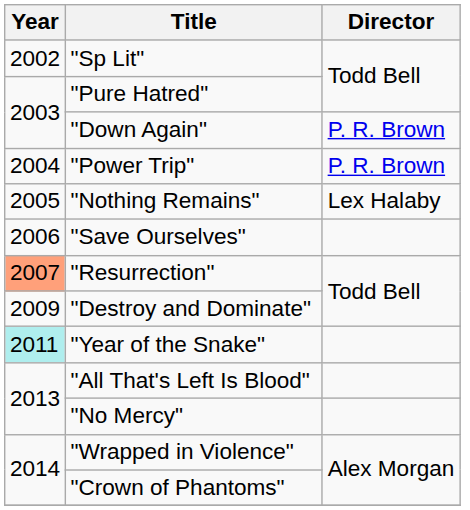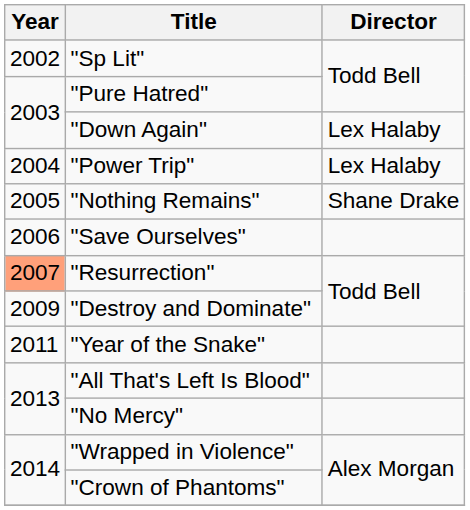(386, 129) P. R. Brown -> (384, 129) Lex Halaby
(386, 165) P. R. Brown -> (384, 165) Lex Halaby
(384, 201) Lex Halaby -> (393, 201) Shane Drake
(34, 344) paleturquoise background -> (34, 344) no background
